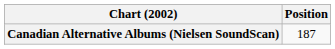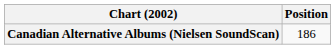(306, 34) 187 -> (306, 34) 186
